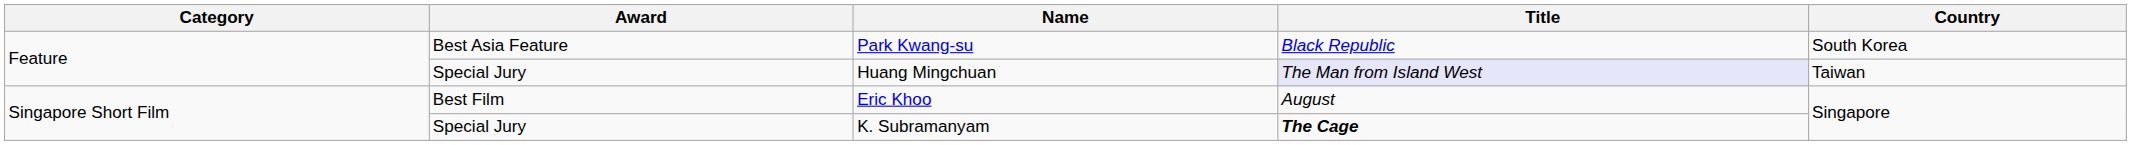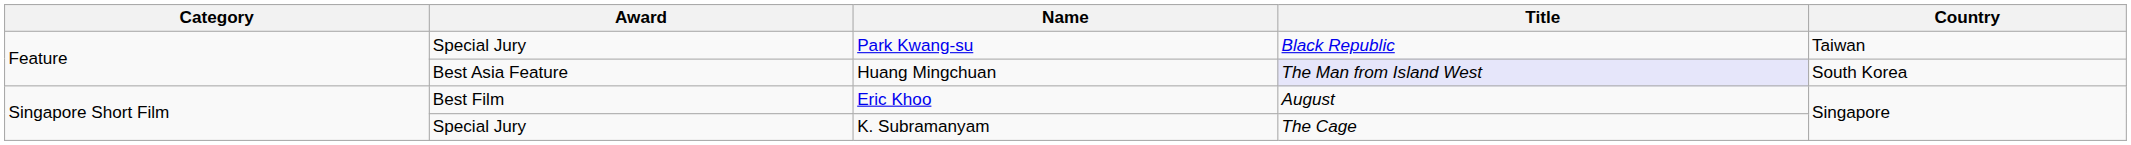(500, 45) Best Asia Feature -> (479, 45) Special Jury
(1860, 45) South Korea -> (1839, 45) Taiwan
(479, 72) Special Jury -> (500, 72) Best Asia Feature
(1839, 72) Taiwan -> (1860, 72) South Korea
(1320, 126) bold -> (1319, 126) normal
